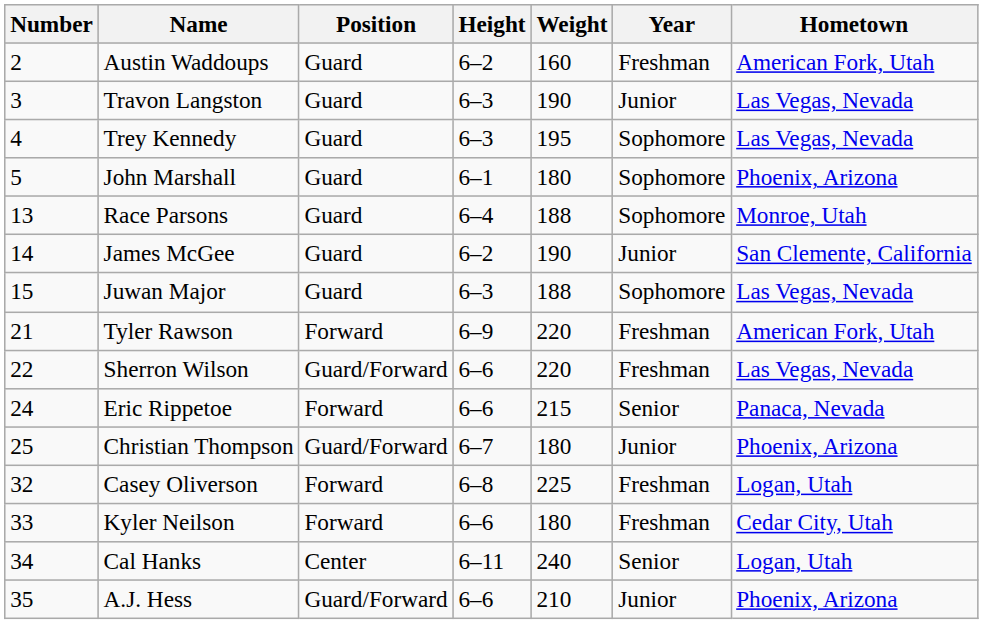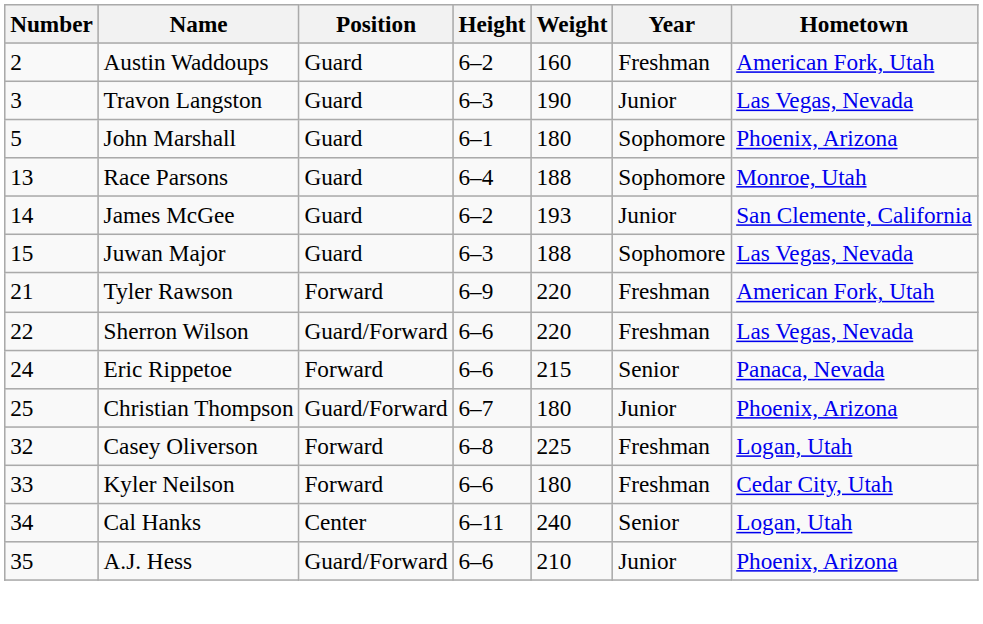- row: (170, 138)
(554, 253) 190 -> (554, 215) 193
